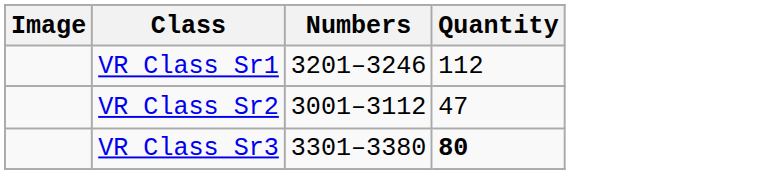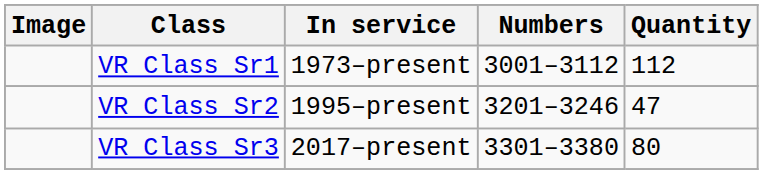+ column: (381, 25)
(359, 66) 3201–3246 -> (551, 66) 3001–3112
(359, 107) 3001–3112 -> (551, 107) 3201–3246
(453, 148) bold -> (646, 148) normal
